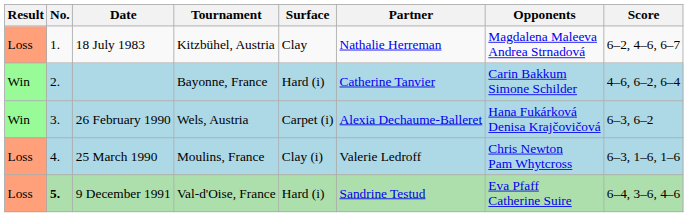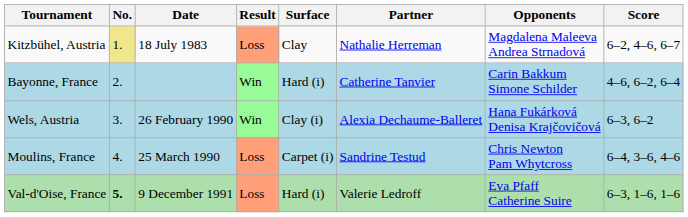columns swapped: (26, 14) <-> (226, 14)
(55, 44) no background -> (117, 44) khaki background
(308, 118) Carpet (i) -> (302, 118) Clay (i)
(302, 155) Clay (i) -> (308, 155) Carpet (i)
(380, 155) Valerie Ledroff -> (383, 155) Sandrine Testud
(644, 155) 6–3, 1–6, 1–6 -> (644, 155) 6–4, 3–6, 4–6
(383, 192) Sandrine Testud -> (380, 192) Valerie Ledroff
(644, 192) 6–4, 3–6, 4–6 -> (644, 192) 6–3, 1–6, 1–6
